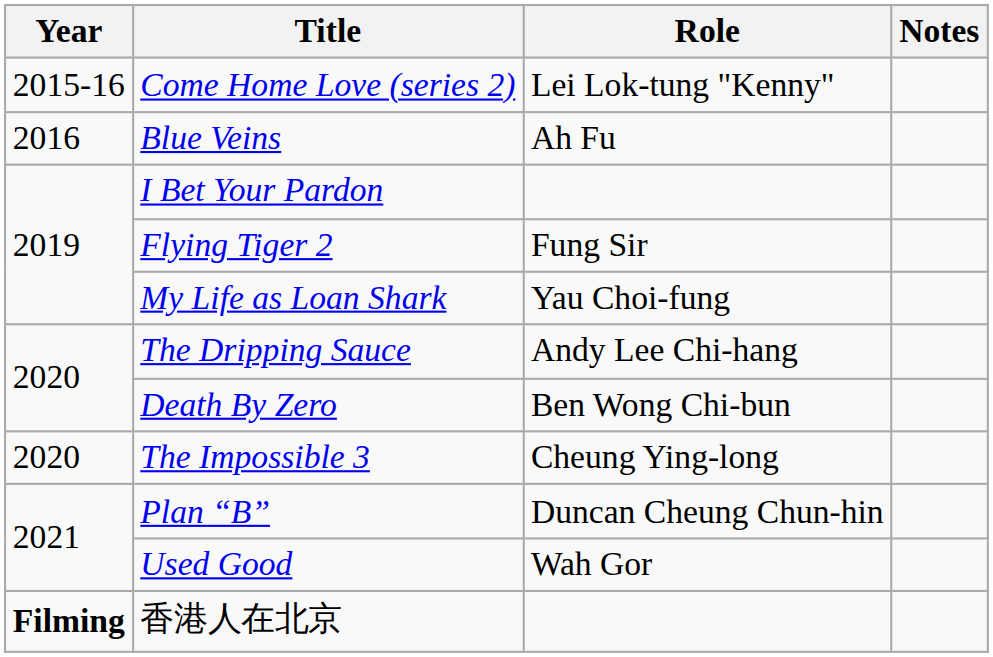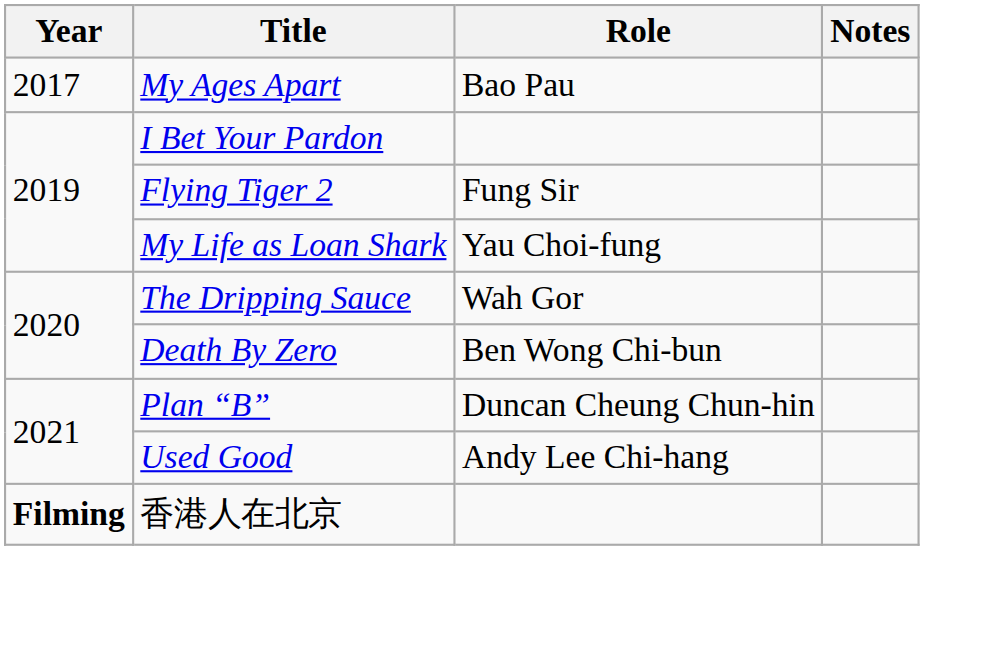- row: (328, 84)
- row: (211, 137)
+ row: (240, 84)
(664, 350) Andy Lee Chi-hang -> (523, 297) Wah Gor
- row: (255, 457)
(592, 564) Wah Gor -> (595, 457) Andy Lee Chi-hang
